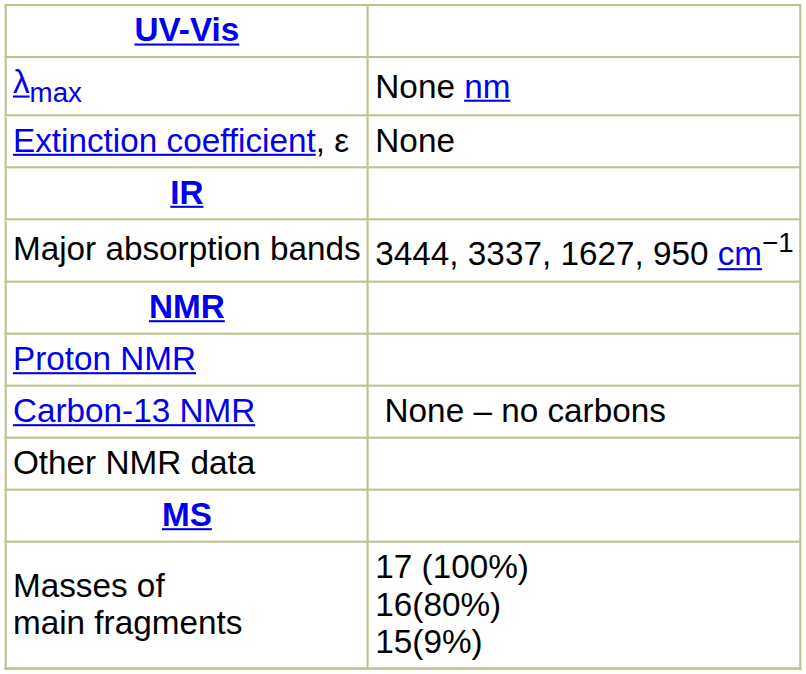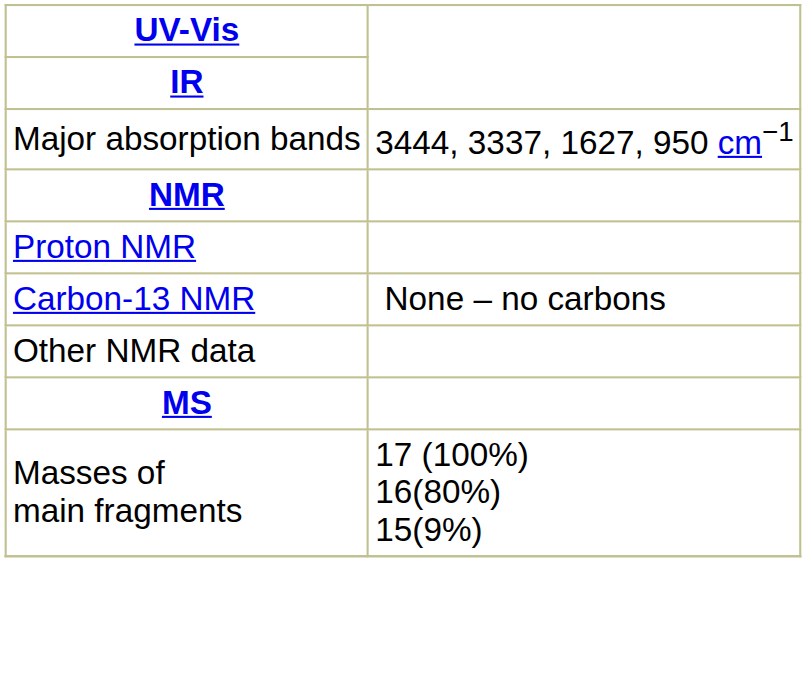- row: (47, 86)
- row: (181, 141)
